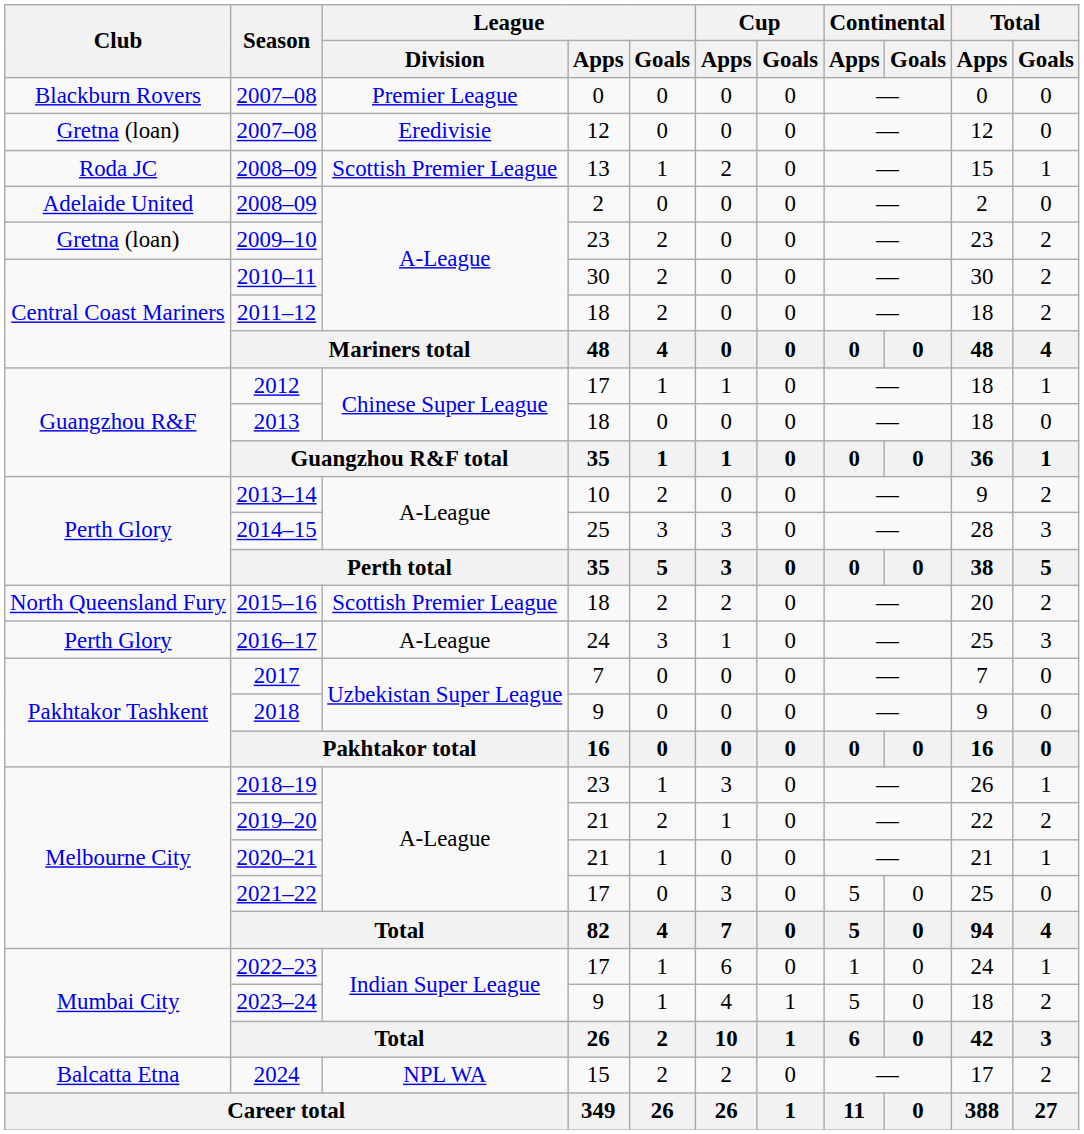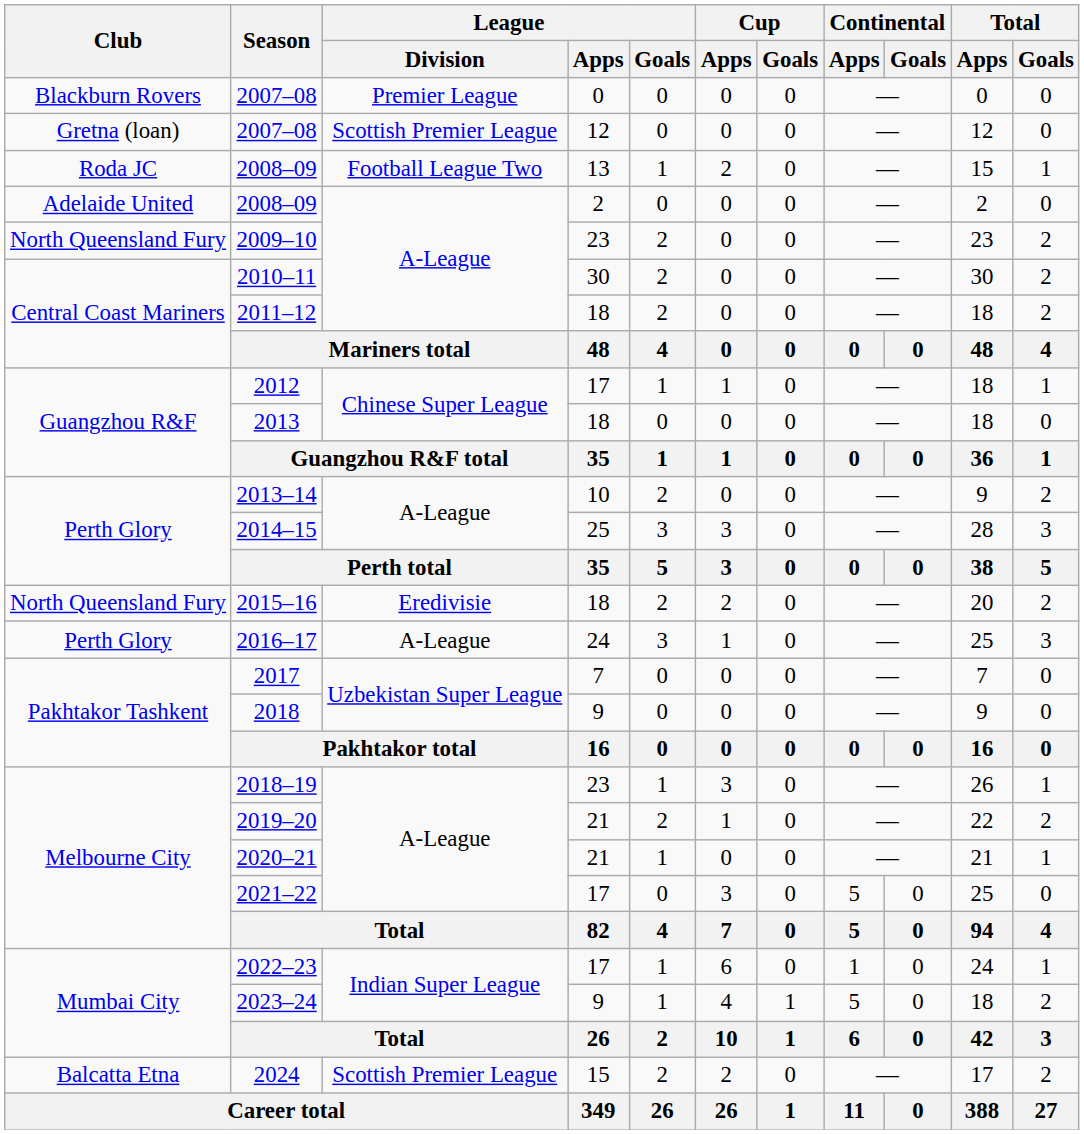(445, 131) Eredivisie -> (445, 131) Scottish Premier League
(445, 167) Scottish Premier League -> (445, 167) Football League Two
(118, 240) Gretna (loan) -> (118, 240) North Queensland Fury
(445, 603) Scottish Premier League -> (445, 603) Eredivisie
(445, 1074) NPL WA -> (445, 1074) Scottish Premier League
